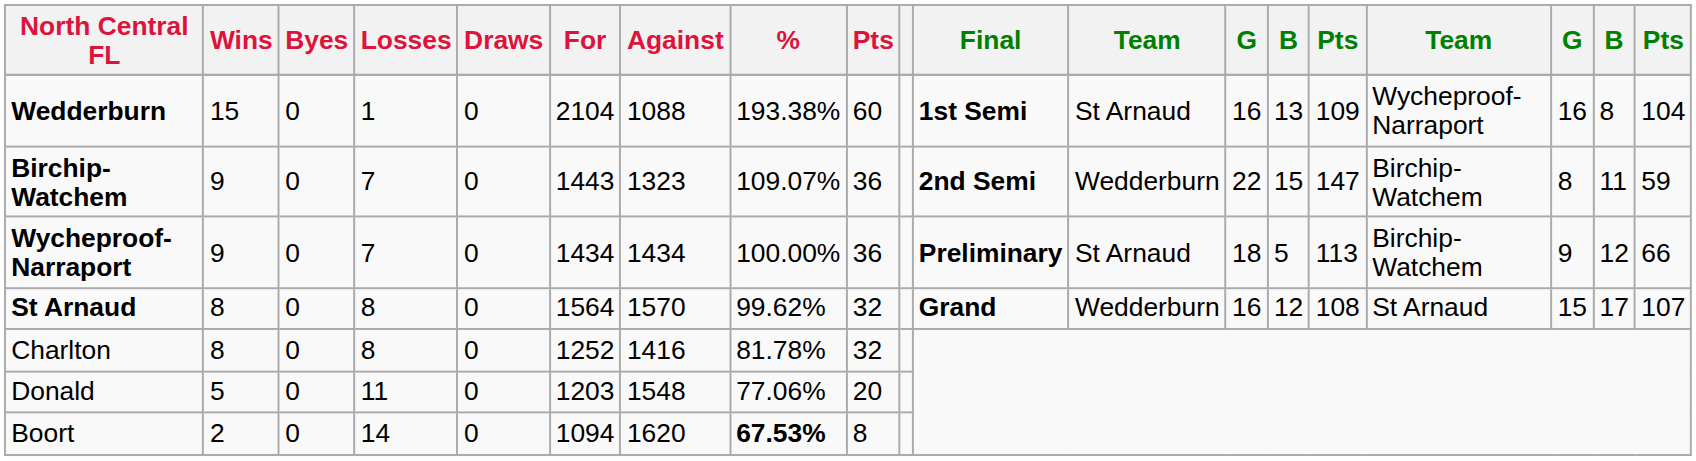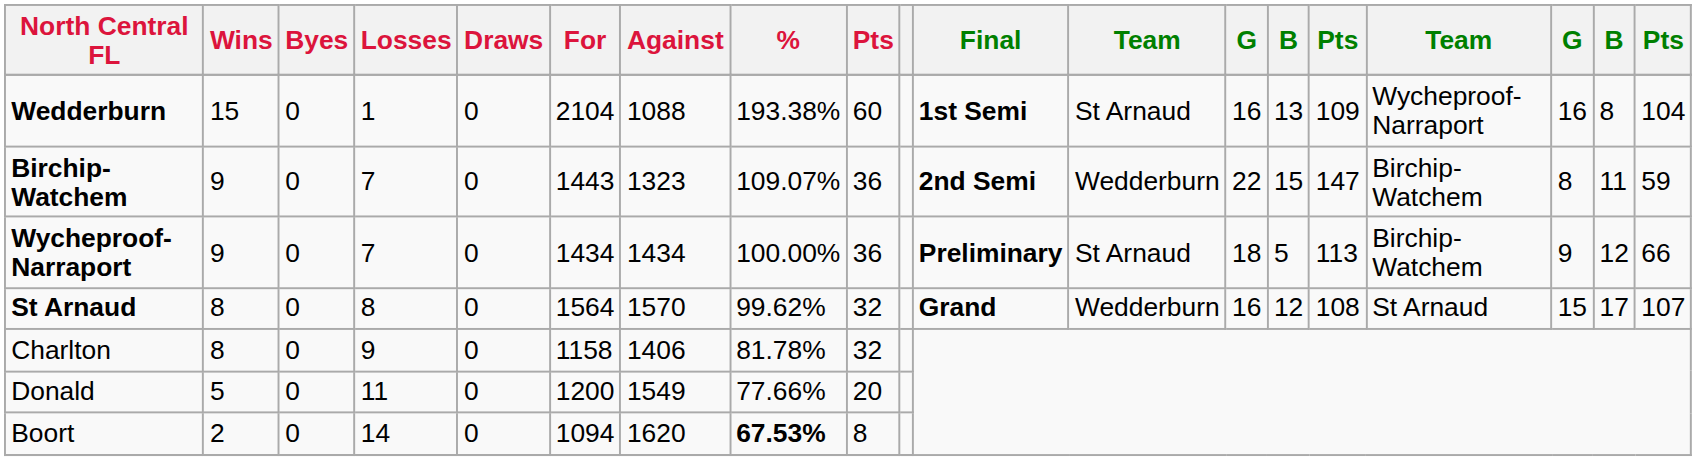(368, 350) 8 -> (368, 350) 9
(585, 350) 1252 -> (584, 350) 1158
(656, 350) 1416 -> (656, 350) 1406
(585, 391) 1203 -> (585, 391) 1200
(656, 391) 1548 -> (656, 391) 1549
(781, 391) 77.06% -> (781, 391) 77.66%
